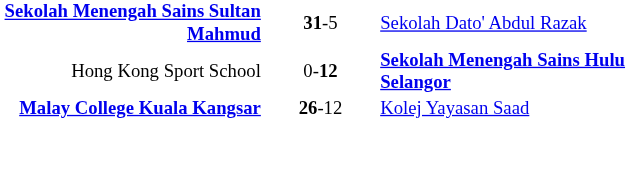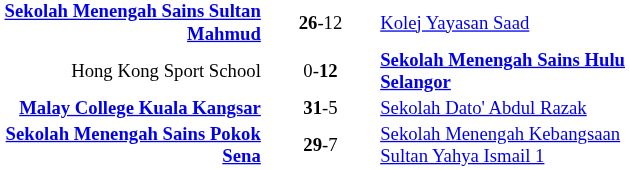(321, 22) 31-5 -> (321, 22) 26-12
(483, 22) Sekolah Dato' Abdul Razak -> (455, 22) Kolej Yayasan Saad
(321, 107) 26-12 -> (321, 107) 31-5
(455, 107) Kolej Yayasan Saad -> (483, 107) Sekolah Dato' Abdul Razak
+ row: (133, 144)
